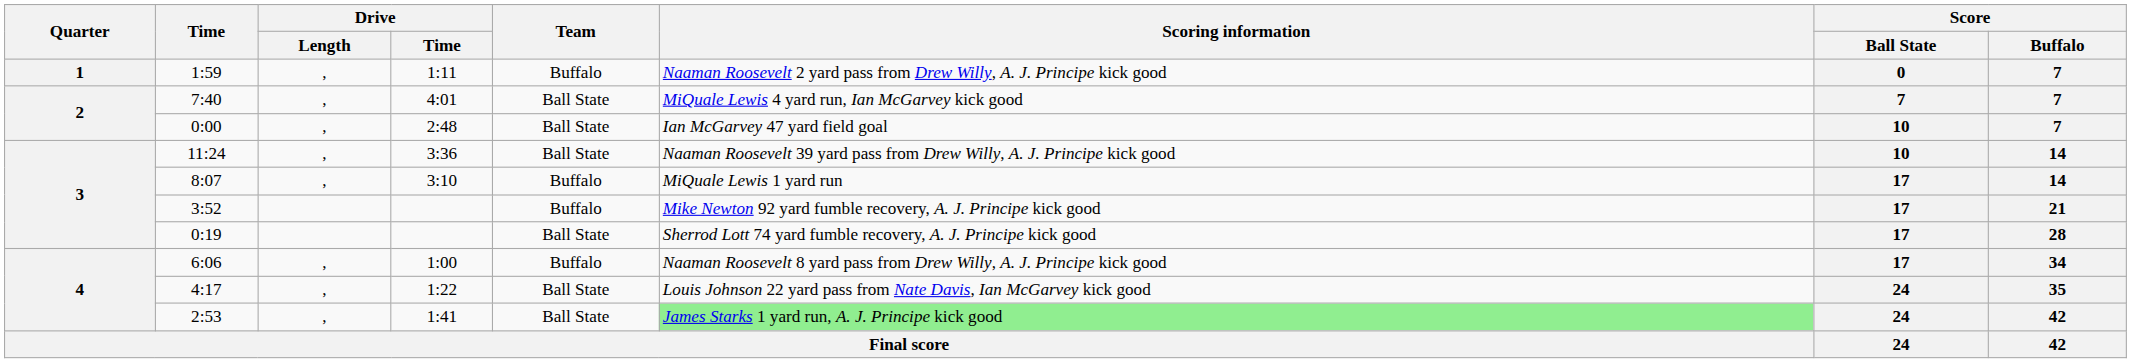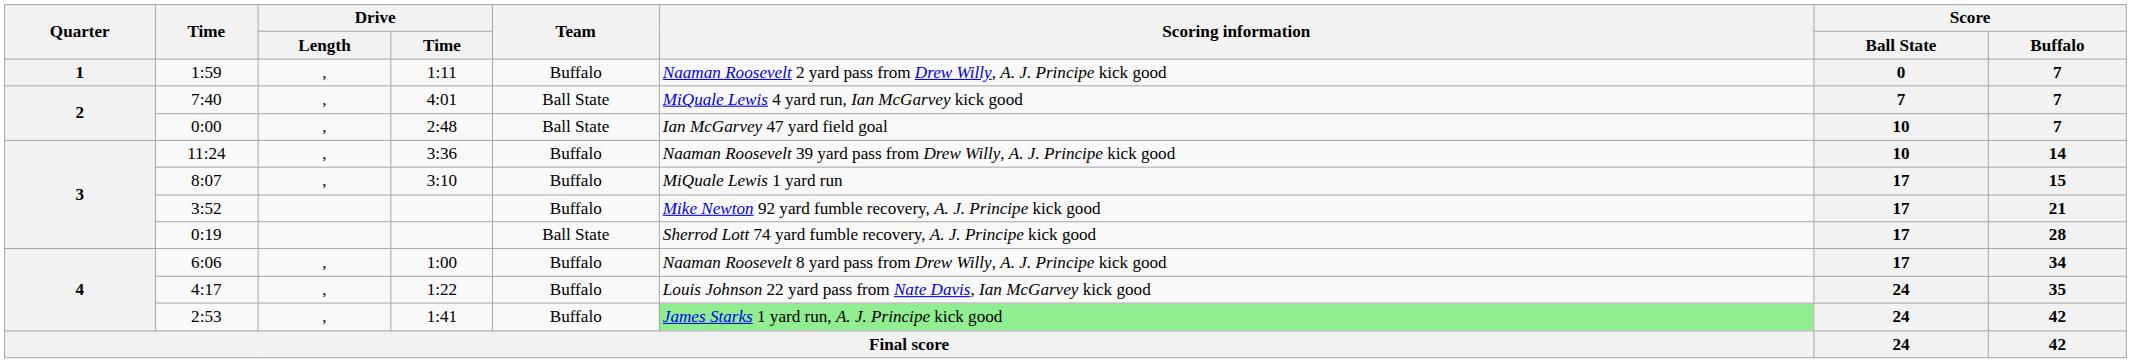(576, 153) Ball State -> (576, 153) Buffalo
(2057, 180) 14 -> (2057, 180) 15
(576, 289) Ball State -> (576, 289) Buffalo
(576, 316) Ball State -> (576, 316) Buffalo
